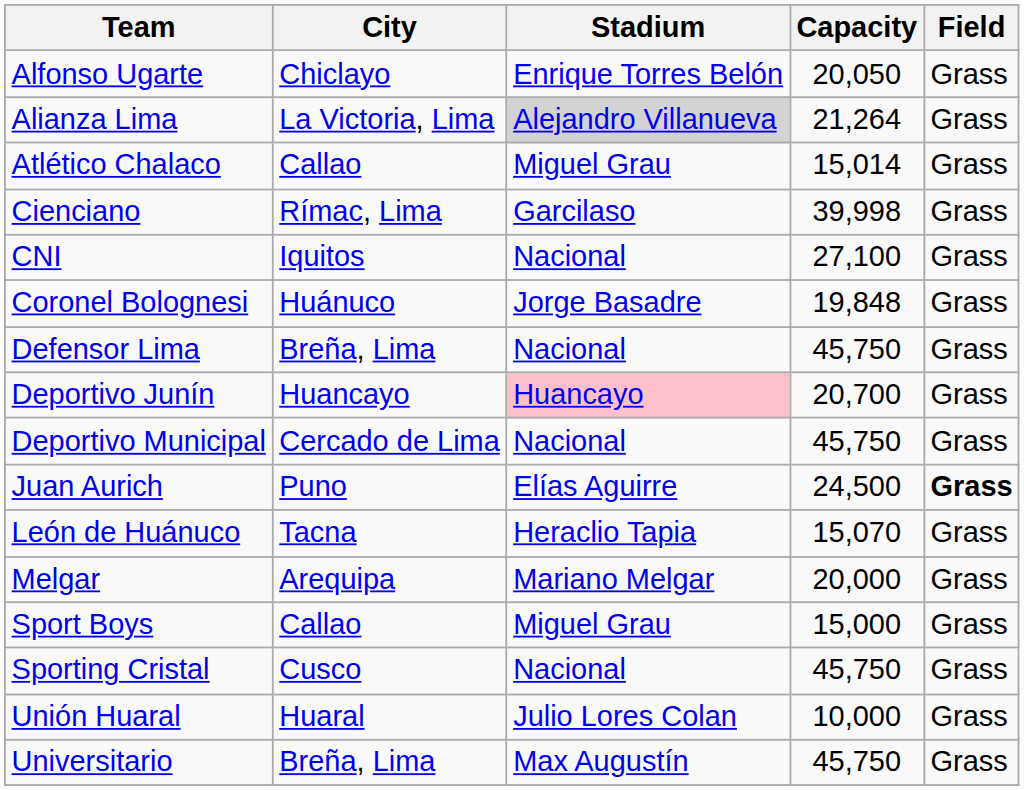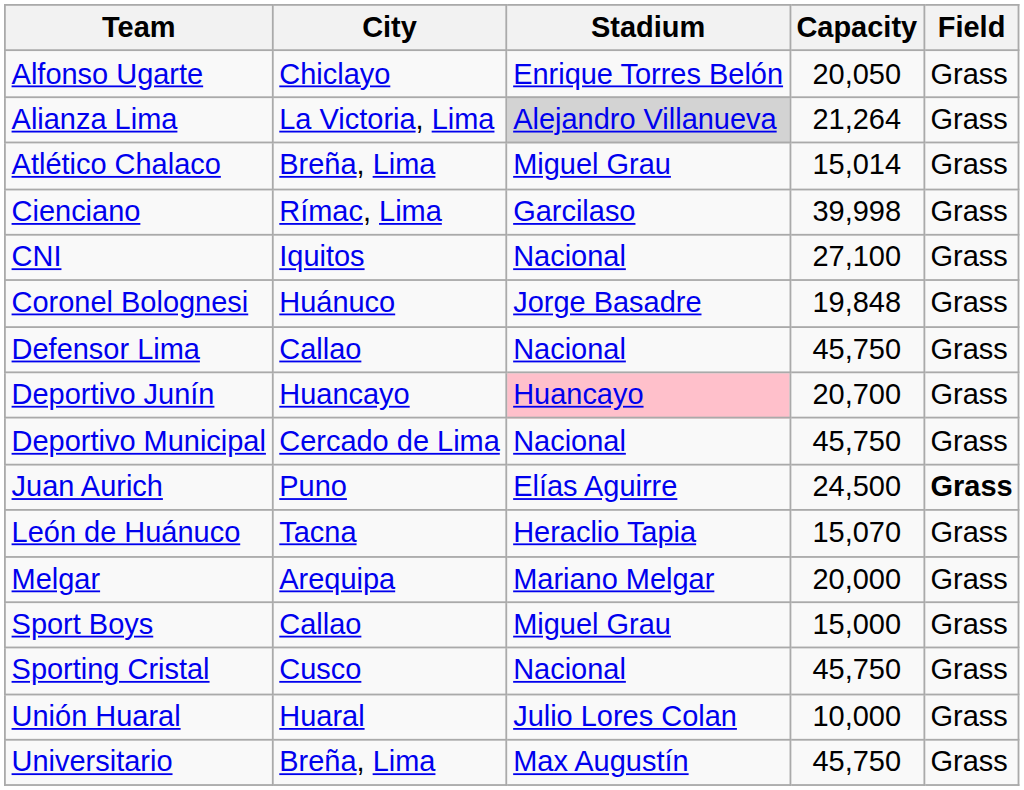(320, 165) Callao -> (357, 165) Breña, Lima
(357, 348) Breña, Lima -> (320, 348) Callao
